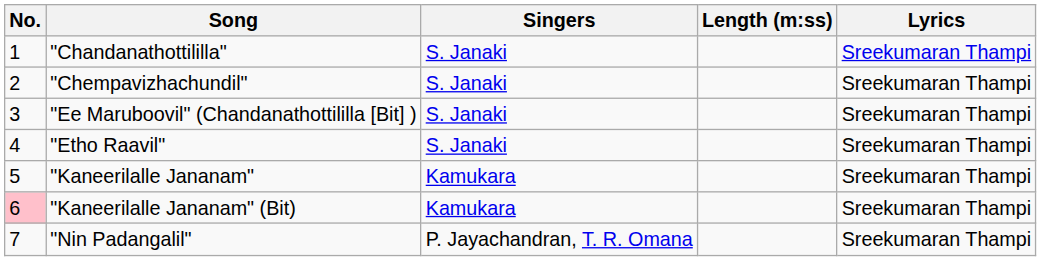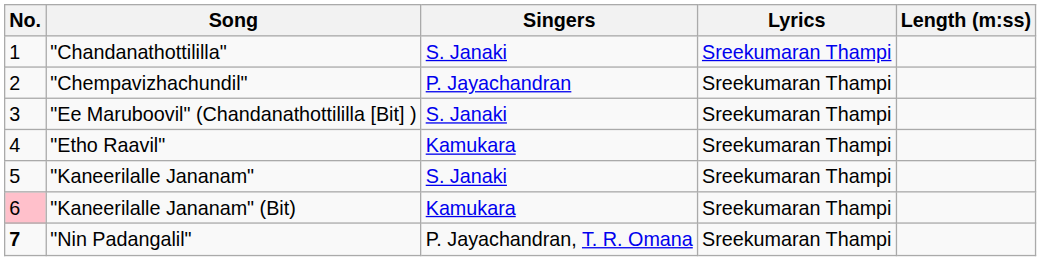columns swapped: (936, 20) <-> (767, 20)
(466, 83) S. Janaki -> (499, 83) P. Jayachandran
(466, 146) S. Janaki -> (471, 146) Kamukara
(471, 177) Kamukara -> (466, 177) S. Janaki
(15, 239) normal -> (15, 239) bold
